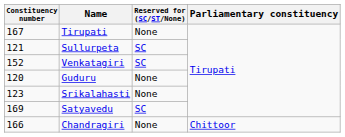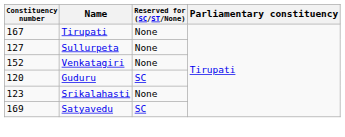(15, 47) 121 -> (15, 47) 127
(140, 47) SC -> (146, 47) None
(140, 63) SC -> (146, 63) None
(146, 78) None -> (140, 78) SC
- row: (93, 125)
